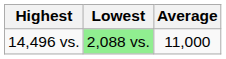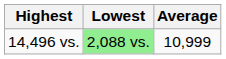(187, 41) 11,000 -> (187, 41) 10,999
